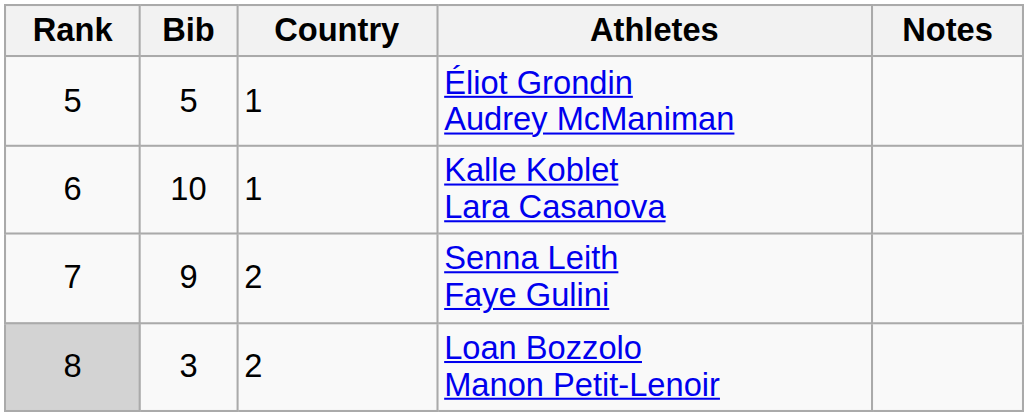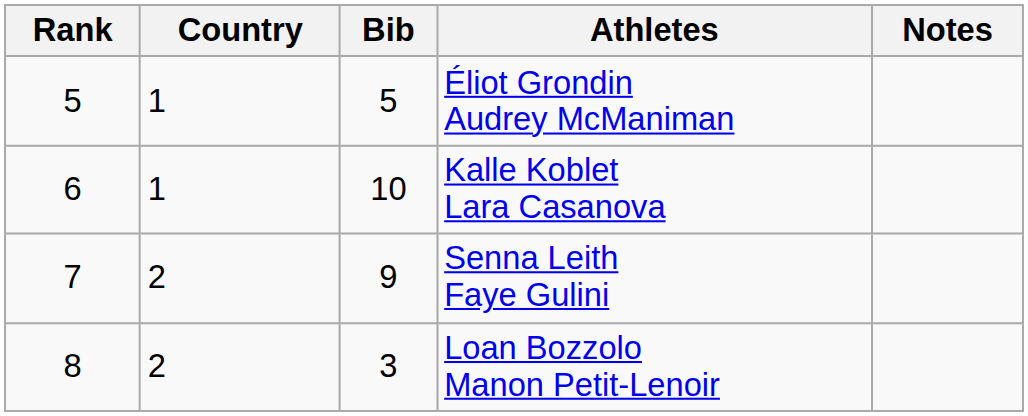columns swapped: (189, 30) <-> (337, 30)
(73, 365) lightgrey background -> (73, 365) no background
